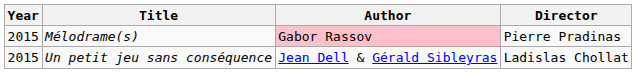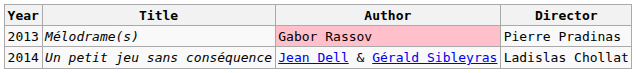(23, 36) 2015 -> (23, 36) 2013
(23, 57) 2015 -> (23, 57) 2014
